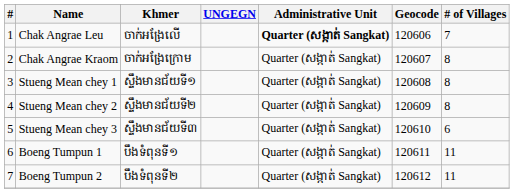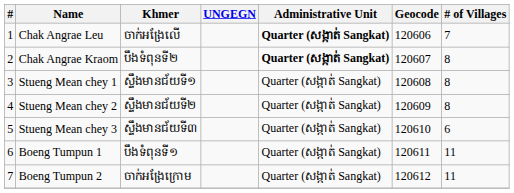(157, 58) ចាក់អង្រែក្រោម -> (151, 58) បឹងទំពុនទី២
(321, 58) normal -> (325, 58) bold
(151, 175) បឹងទំពុនទី២ -> (157, 175) ចាក់អង្រែក្រោម
